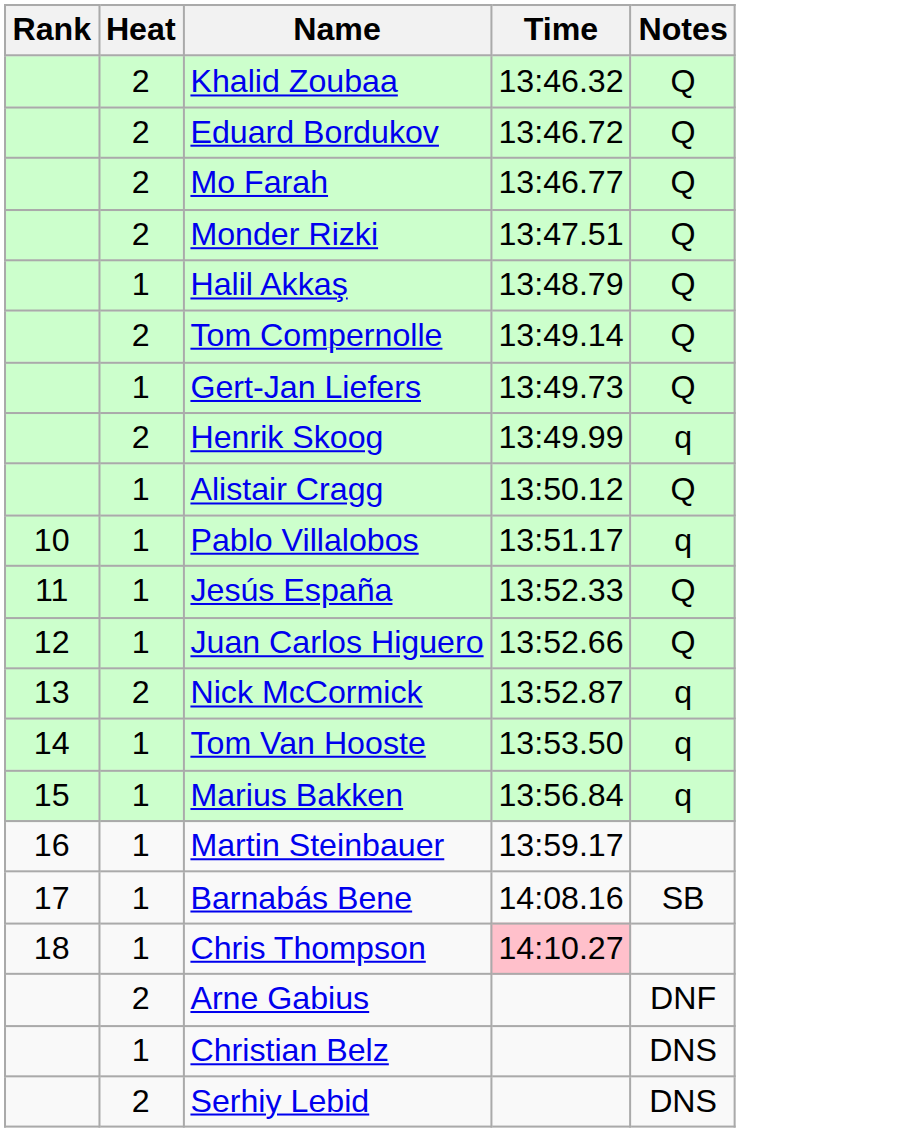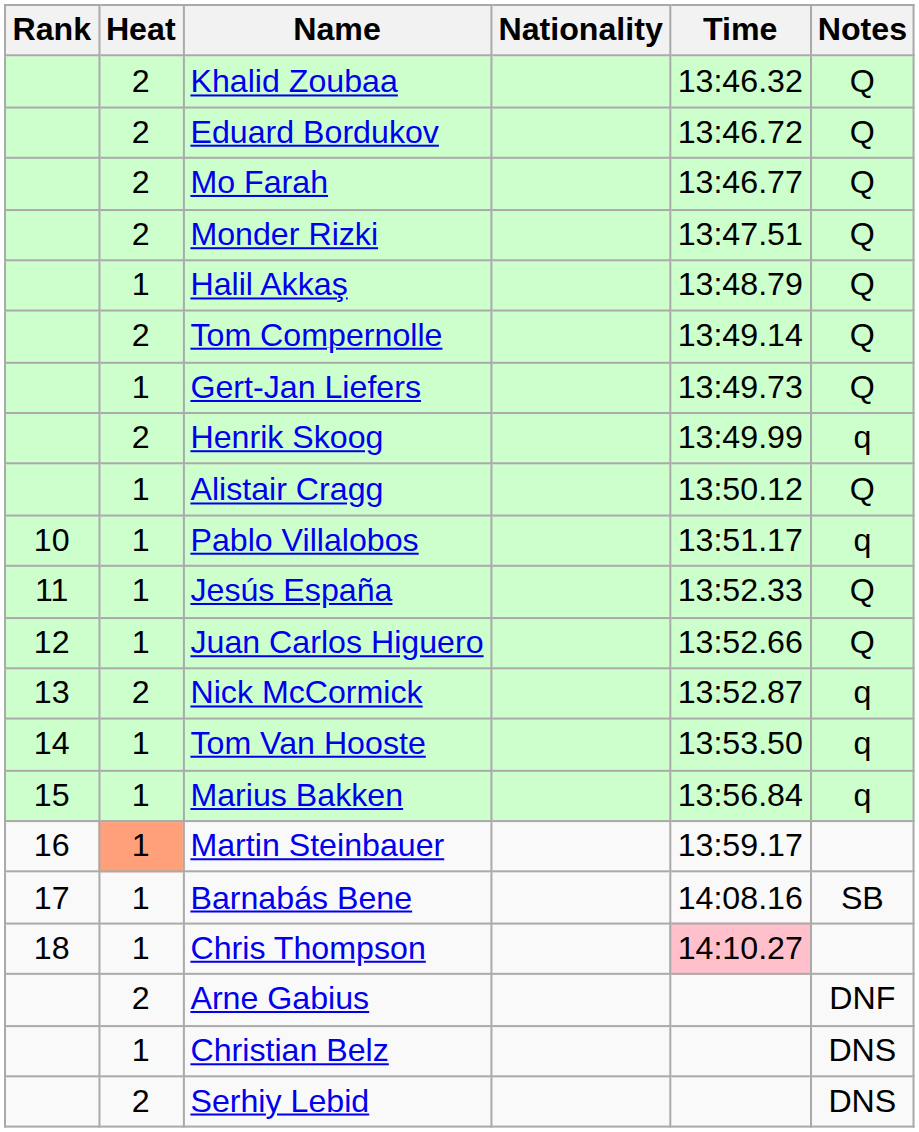+ column: (581, 30)
(141, 846) no background -> (141, 846) lightsalmon background
